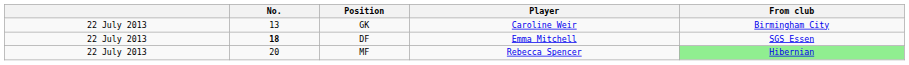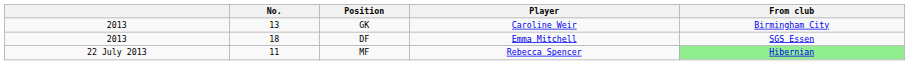(117, 25) 22 July 2013 -> (117, 25) 2013
(117, 39) 22 July 2013 -> (117, 39) 2013
(274, 39) bold -> (274, 39) normal
(274, 53) 20 -> (274, 53) 11
